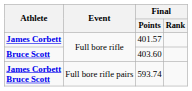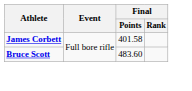(150, 40) 401.57 -> (130, 40) 401.58
(150, 54) 403.60 -> (130, 54) 483.60
- row: (34, 74)
